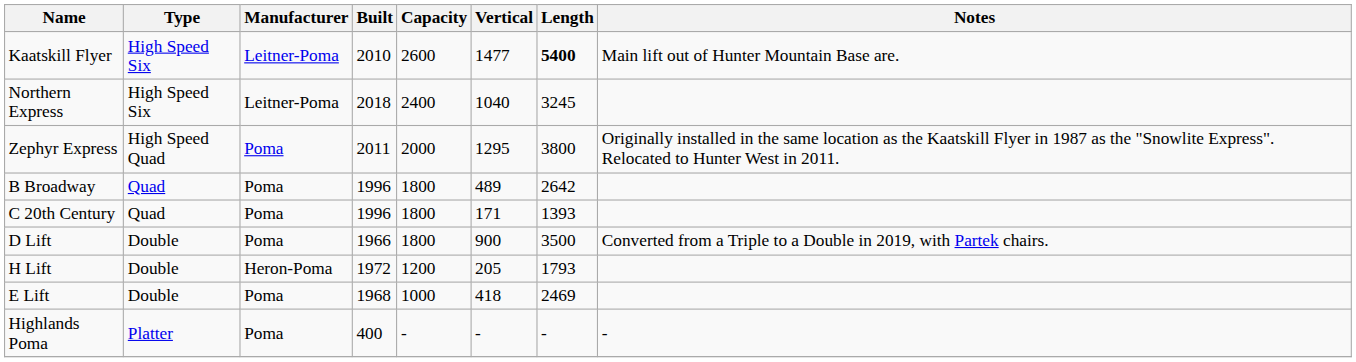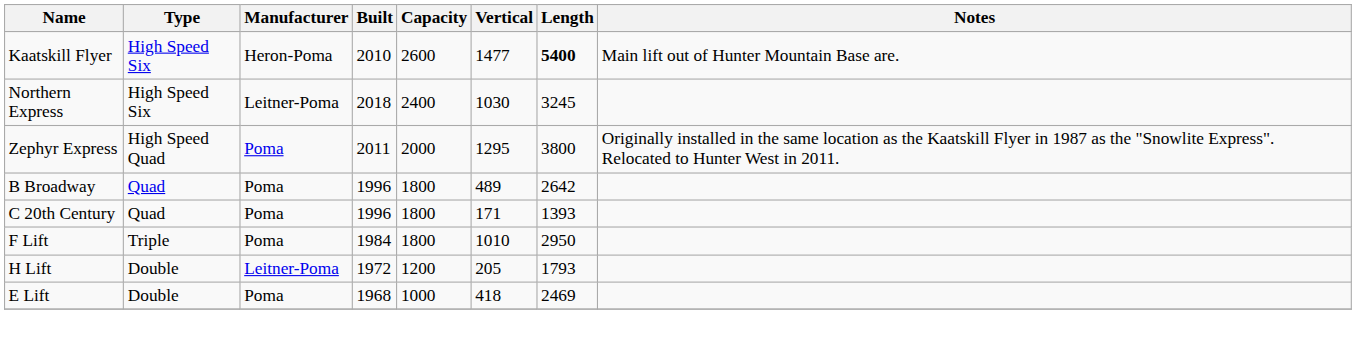(292, 55) Leitner-Poma -> (288, 55) Heron-Poma
(492, 102) 1040 -> (492, 102) 1030
+ row: (28, 240)
- row: (30, 240)
(288, 268) Heron-Poma -> (292, 268) Leitner-Poma
- row: (44, 332)
